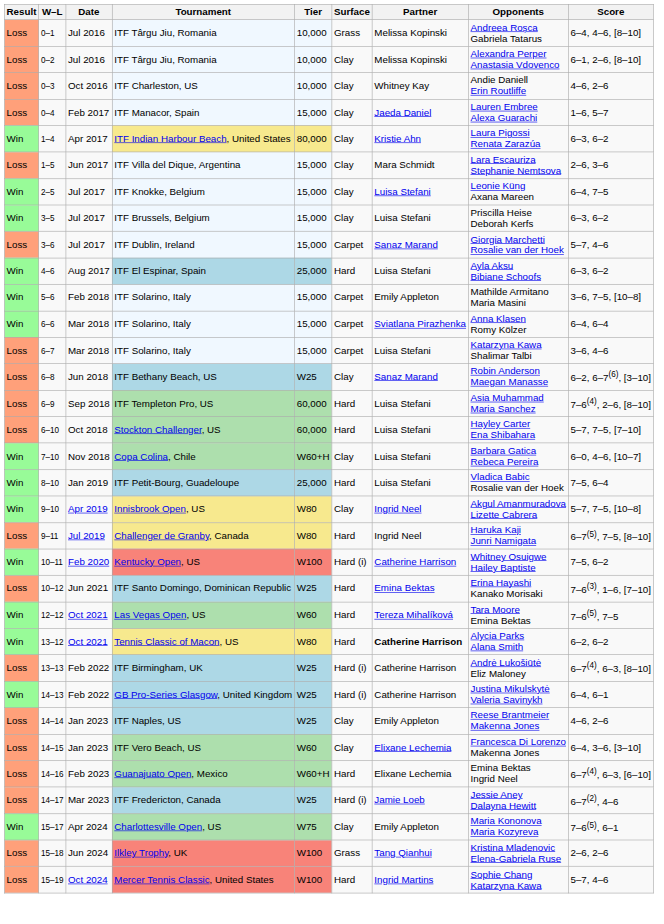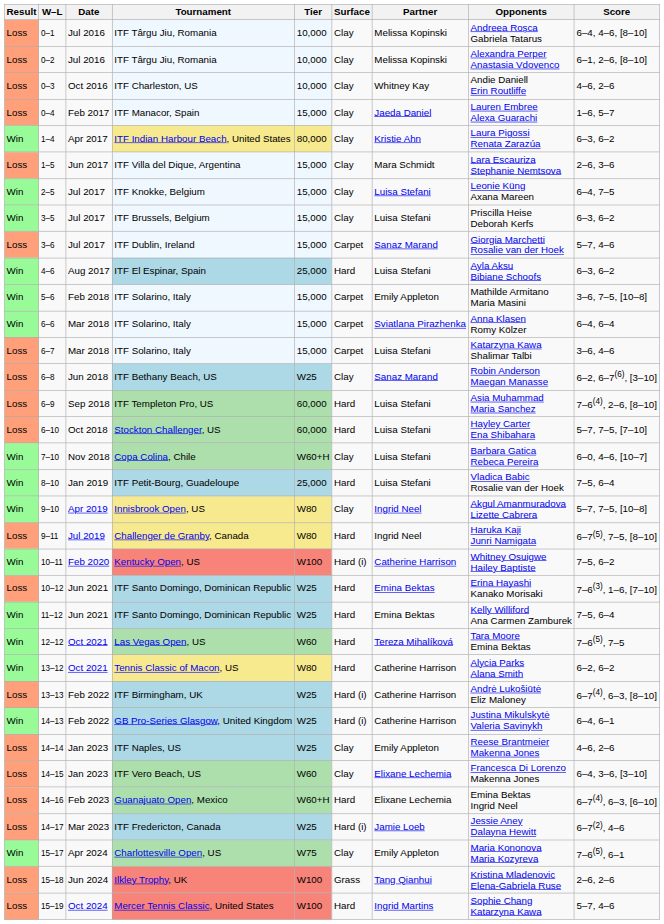(347, 33) Grass -> (344, 33) Clay
+ row: (52, 615)
(418, 641) bold -> (415, 668) normal
